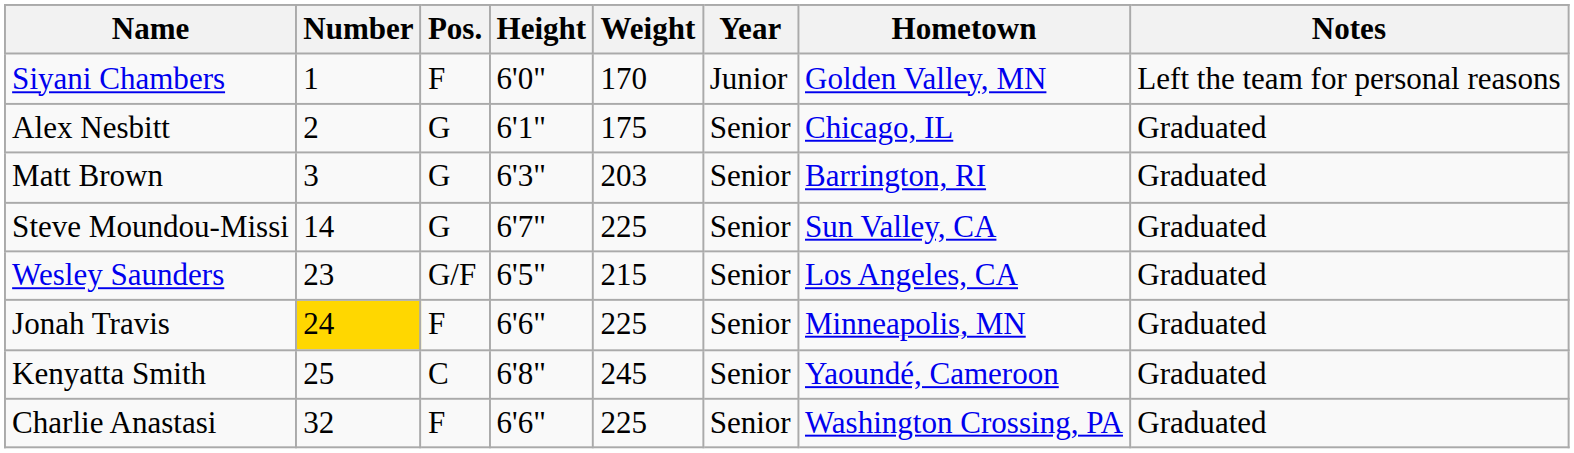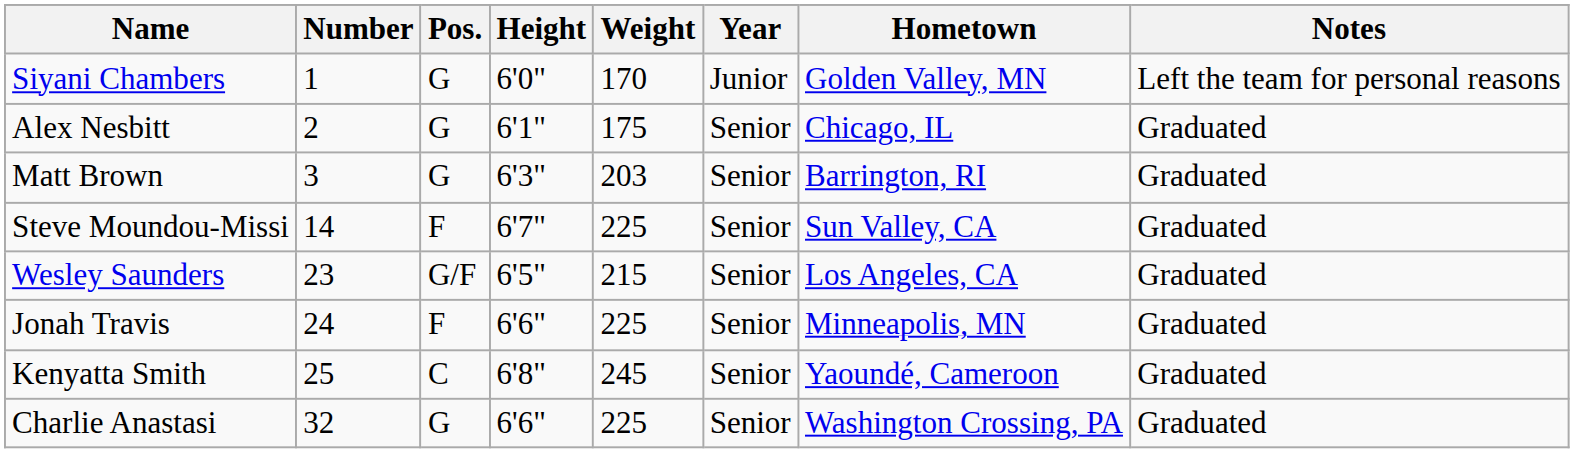(437, 78) F -> (439, 78) G
(439, 226) G -> (437, 226) F
(319, 324) gold background -> (319, 324) no background
(437, 422) F -> (439, 422) G
